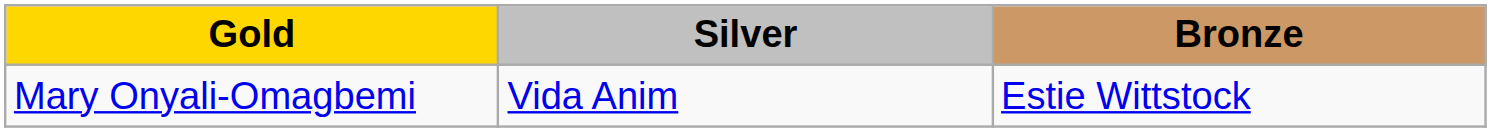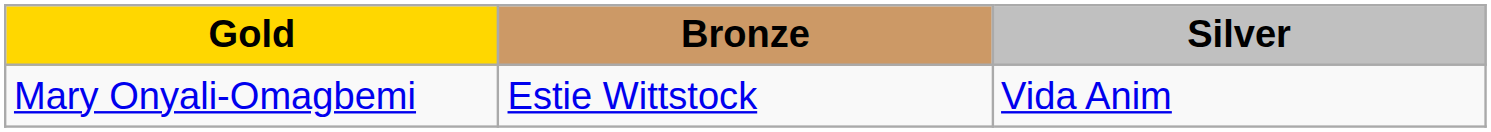columns swapped: (746, 34) <-> (1239, 34)
